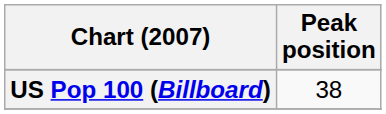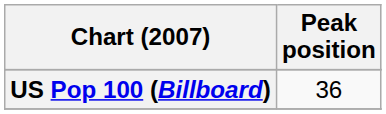(329, 89) 38 -> (329, 89) 36
